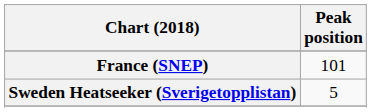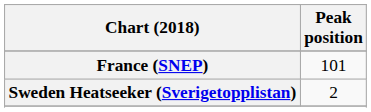(333, 92) 5 -> (333, 92) 2
